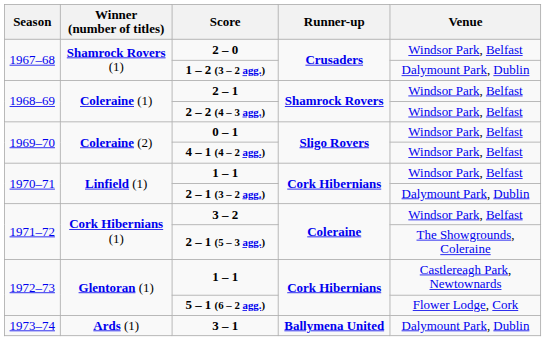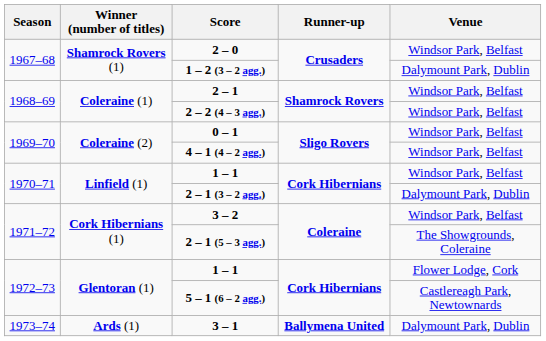(465, 277) Castlereagh Park, Newtownards -> (465, 270) Flower Lodge, Cork
(465, 305) Flower Lodge, Cork -> (465, 297) Castlereagh Park, Newtownards
